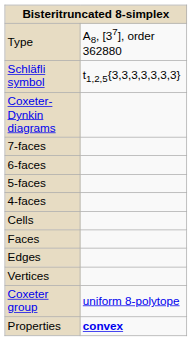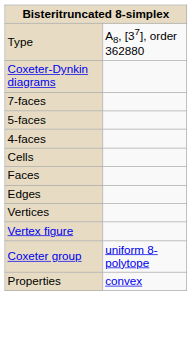- row: (26, 76)
- row: (27, 165)
+ row: (40, 231)
(103, 326) bold -> (124, 281) normal
